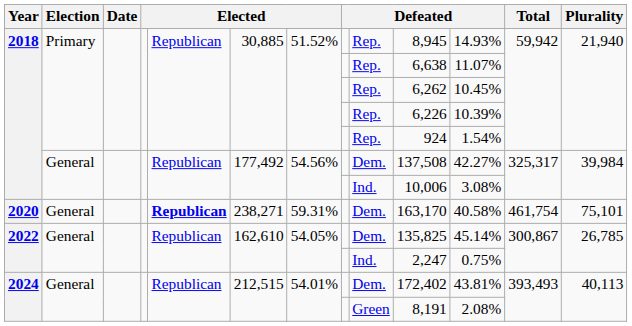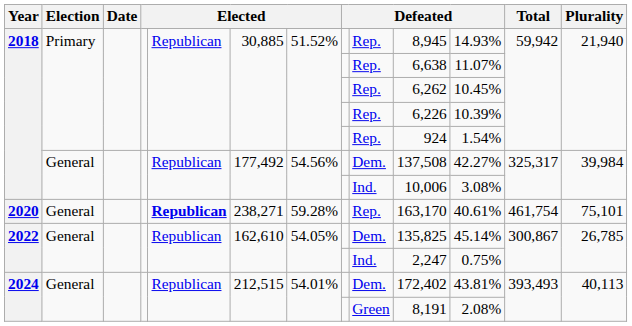(314, 211) 59.31% -> (314, 211) 59.28%
(369, 211) Dem. -> (367, 211) Rep.
(478, 211) 40.58% -> (478, 211) 40.61%
